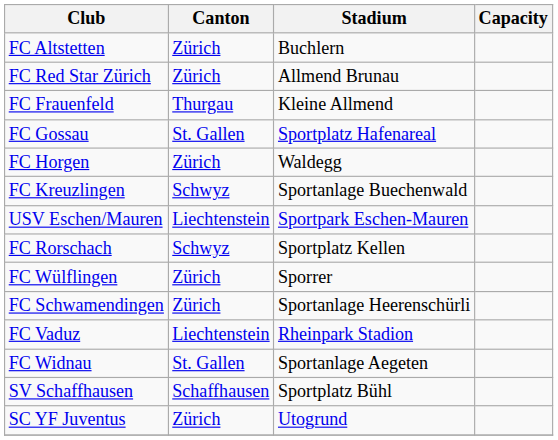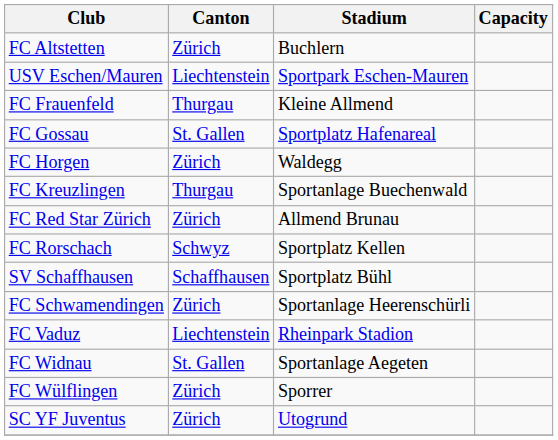rows swapped: (86, 219) <-> (80, 76)
(201, 190) Schwyz -> (203, 190) Thurgau
rows swapped: (71, 391) <-> (63, 276)
